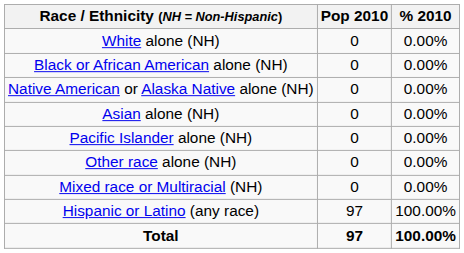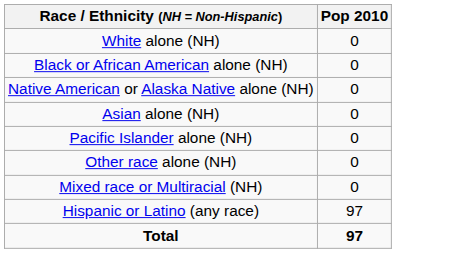- column: (426, 16)
